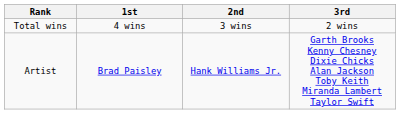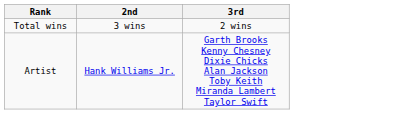- column: (130, 12)
